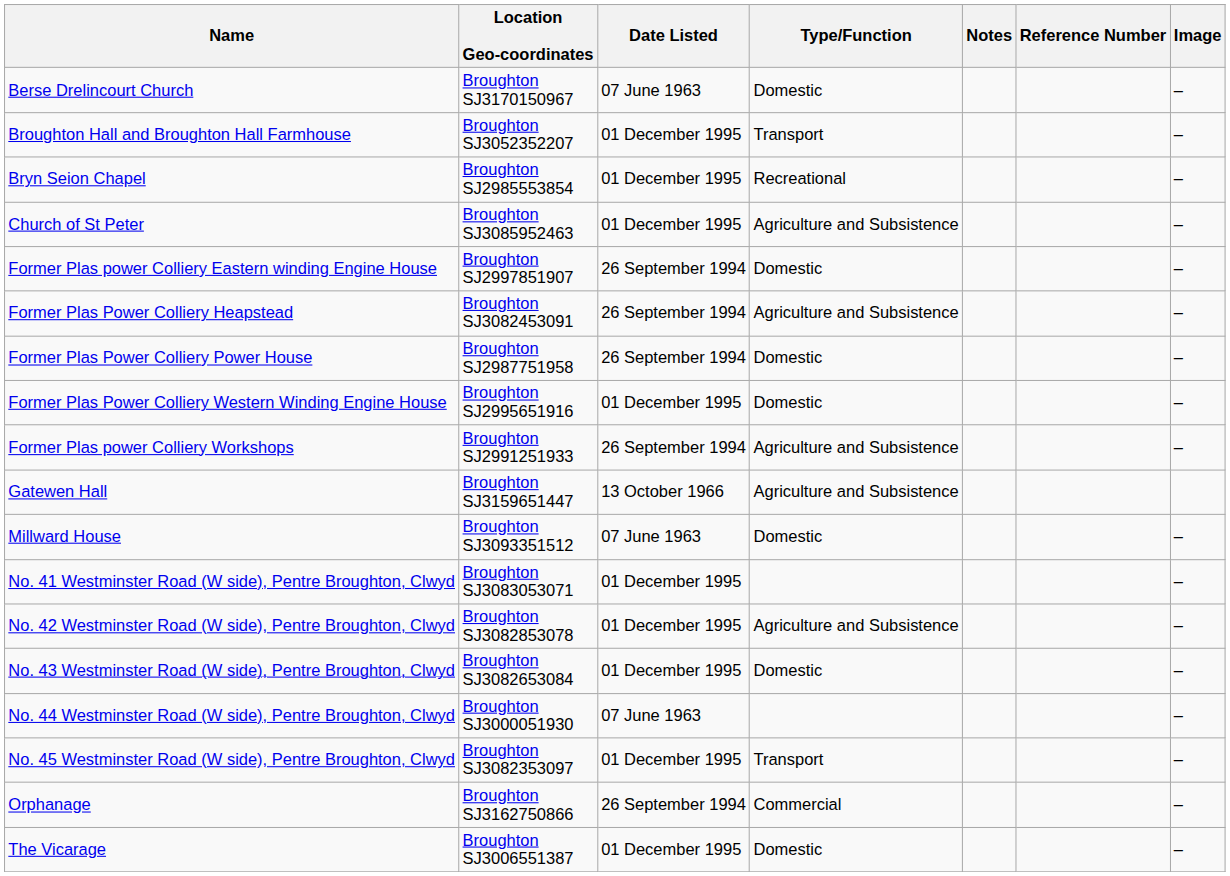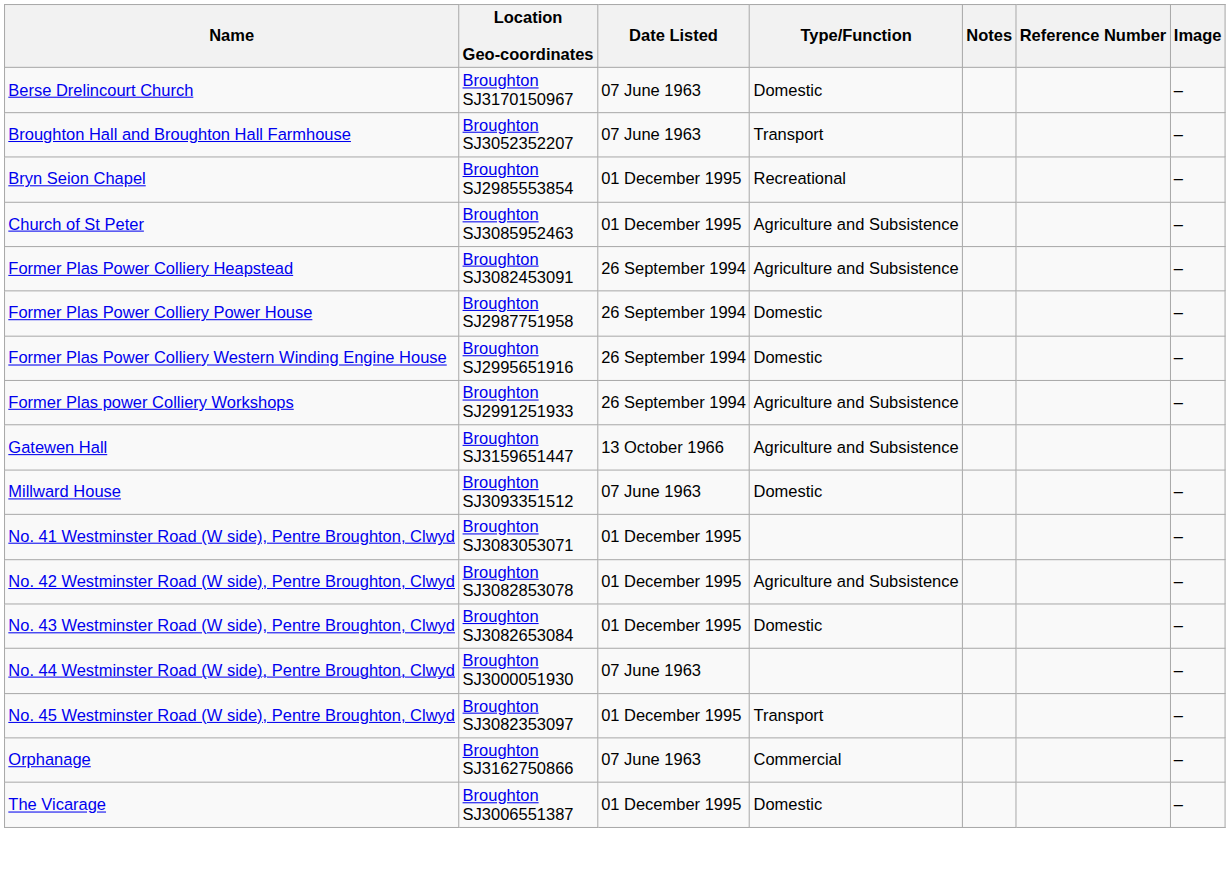(671, 134) 01 December 1995 -> (651, 134) 07 June 1963
- row: (223, 268)
(671, 402) 01 December 1995 -> (674, 358) 26 September 1994
(674, 804) 26 September 1994 -> (651, 760) 07 June 1963
